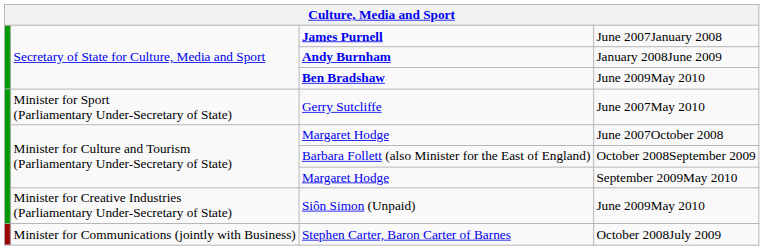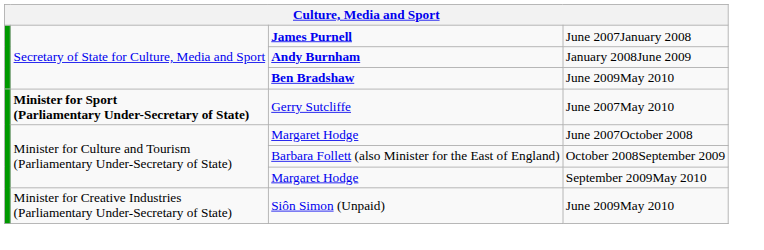(123, 106) normal -> (131, 106) bold
- row: (406, 234)
